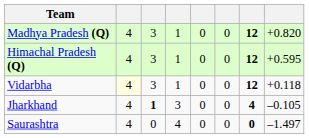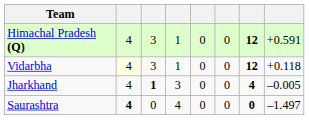- row: (58, 33)
(284, 59) +0.595 -> (284, 40) +0.591
(284, 104) –0.105 -> (284, 85) –0.005
(129, 124) normal -> (129, 104) bold
